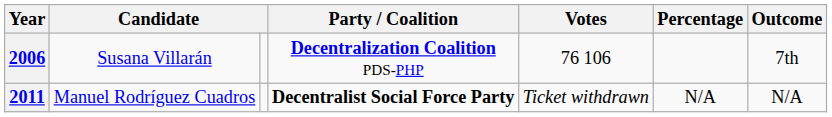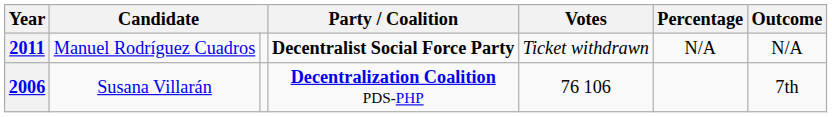rows swapped: (27, 58) <-> (27, 97)
